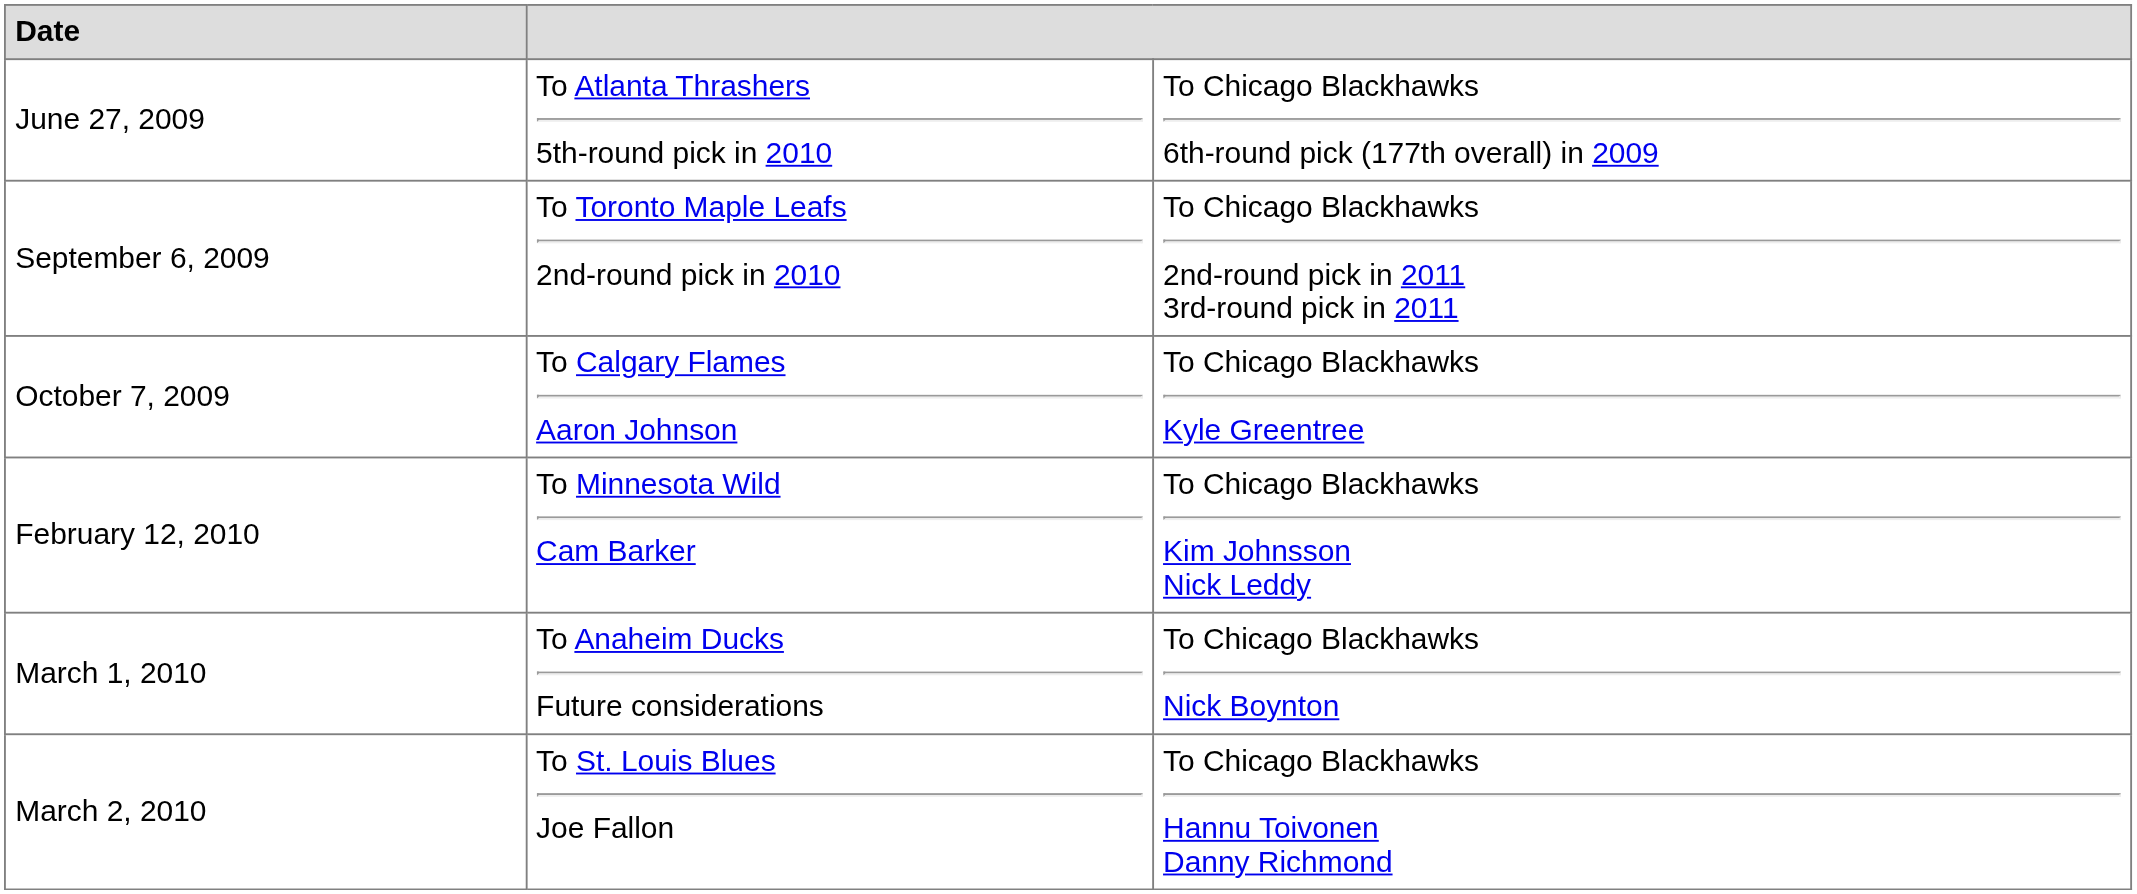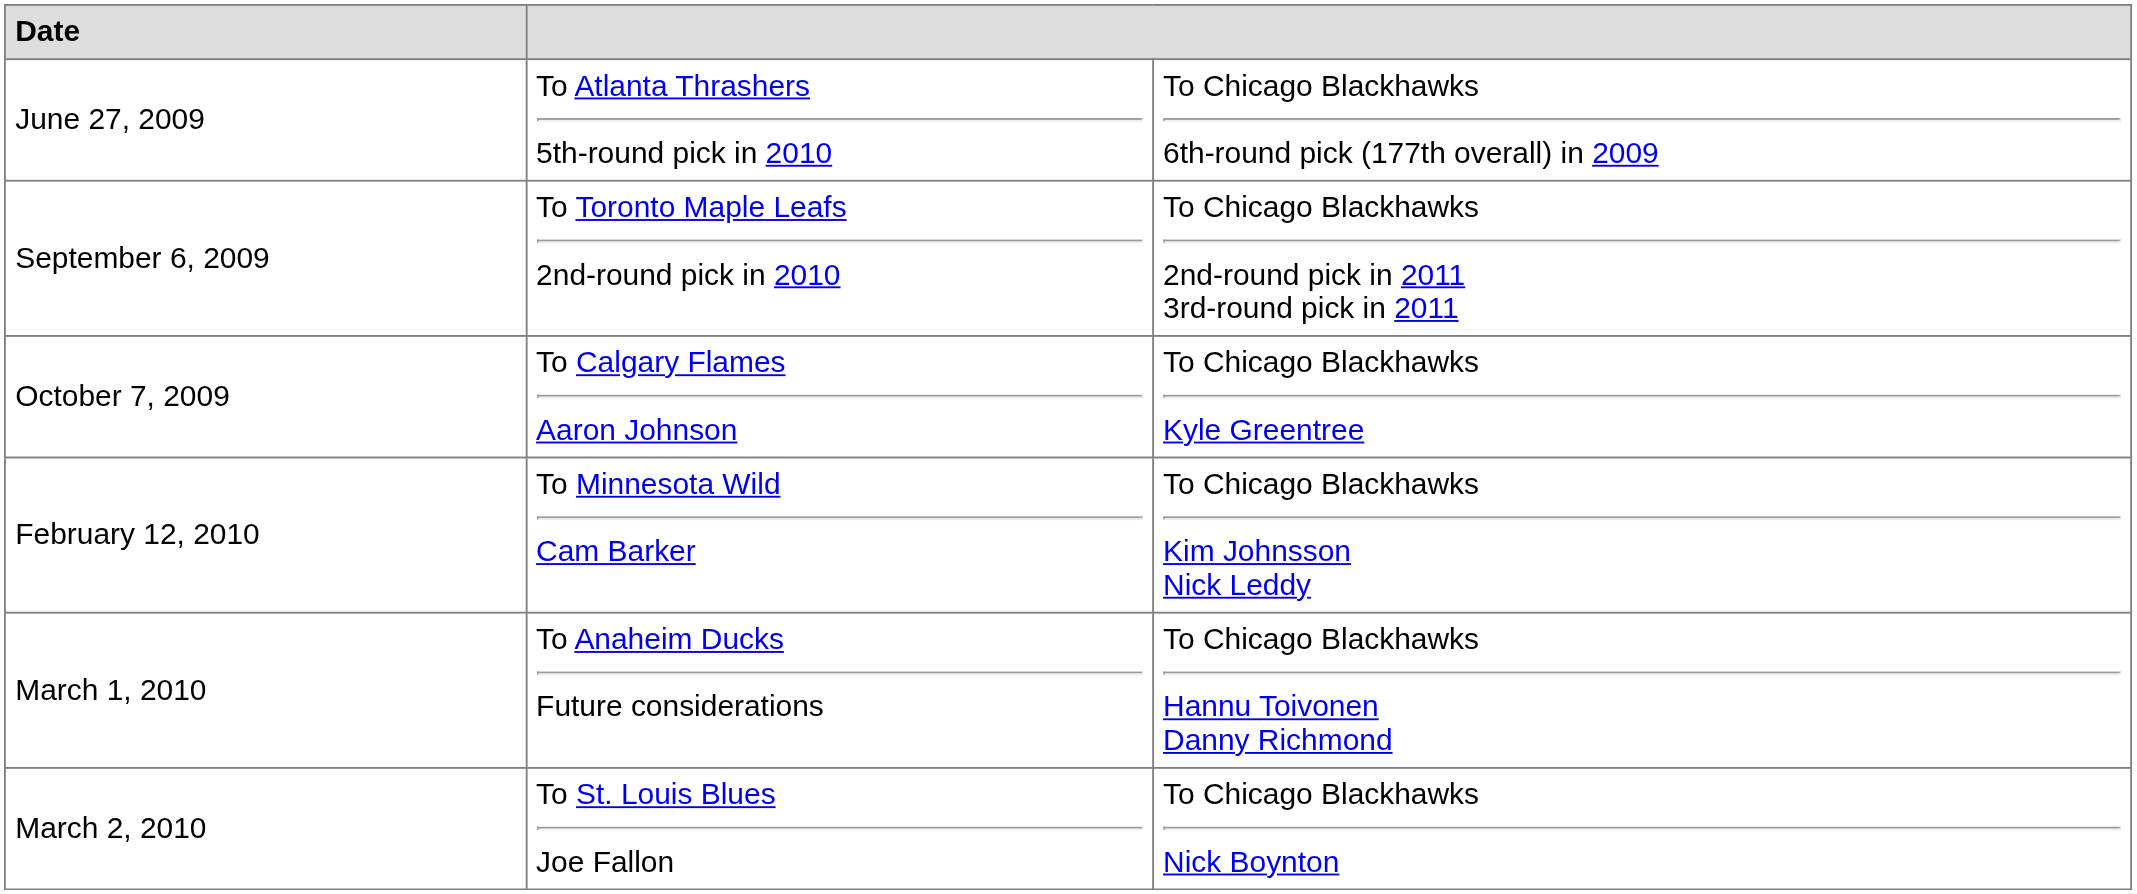(1642, 673) To Chicago Blackhawks Nick Boynton -> (1642, 689) To Chicago Blackhawks Hannu Toivonen Danny Richmond
(1642, 811) To Chicago Blackhawks Hannu Toivonen Danny Richmond -> (1642, 828) To Chicago Blackhawks Nick Boynton
